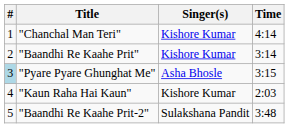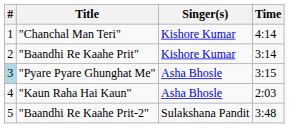(198, 93) Kishore Kumar -> (192, 93) Asha Bhosle
